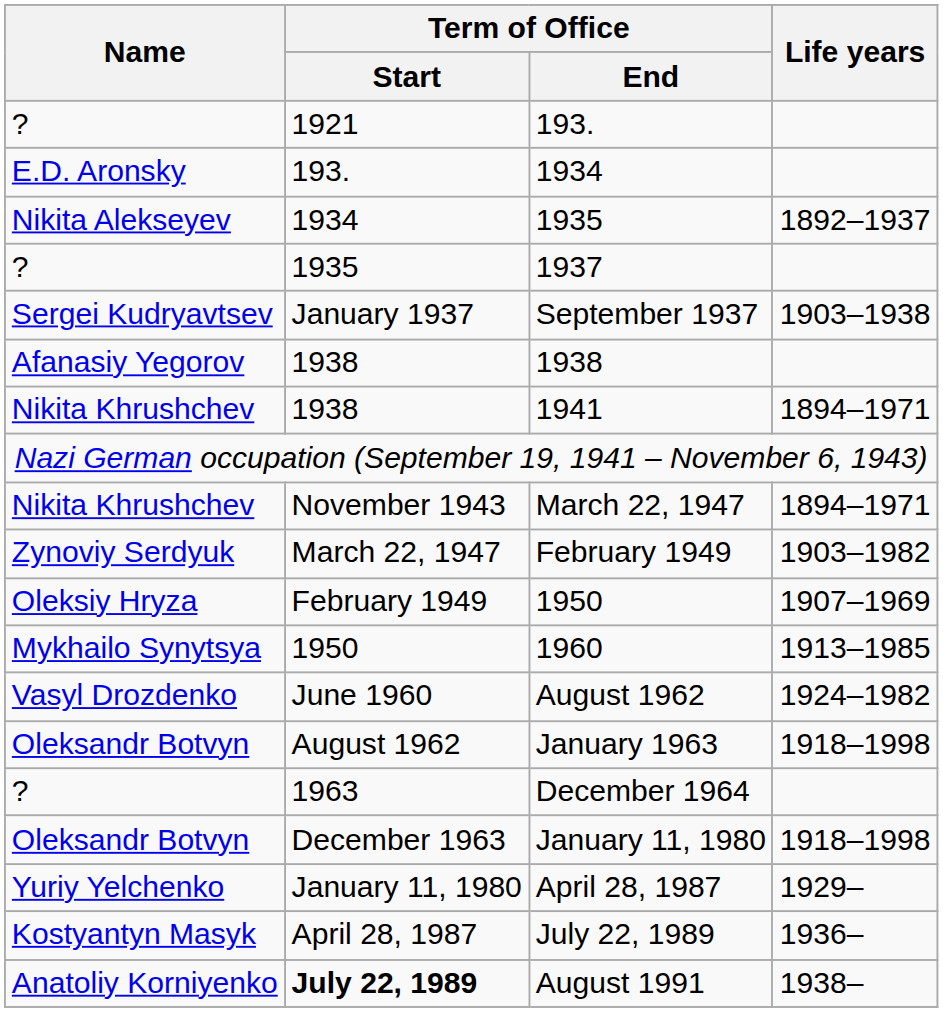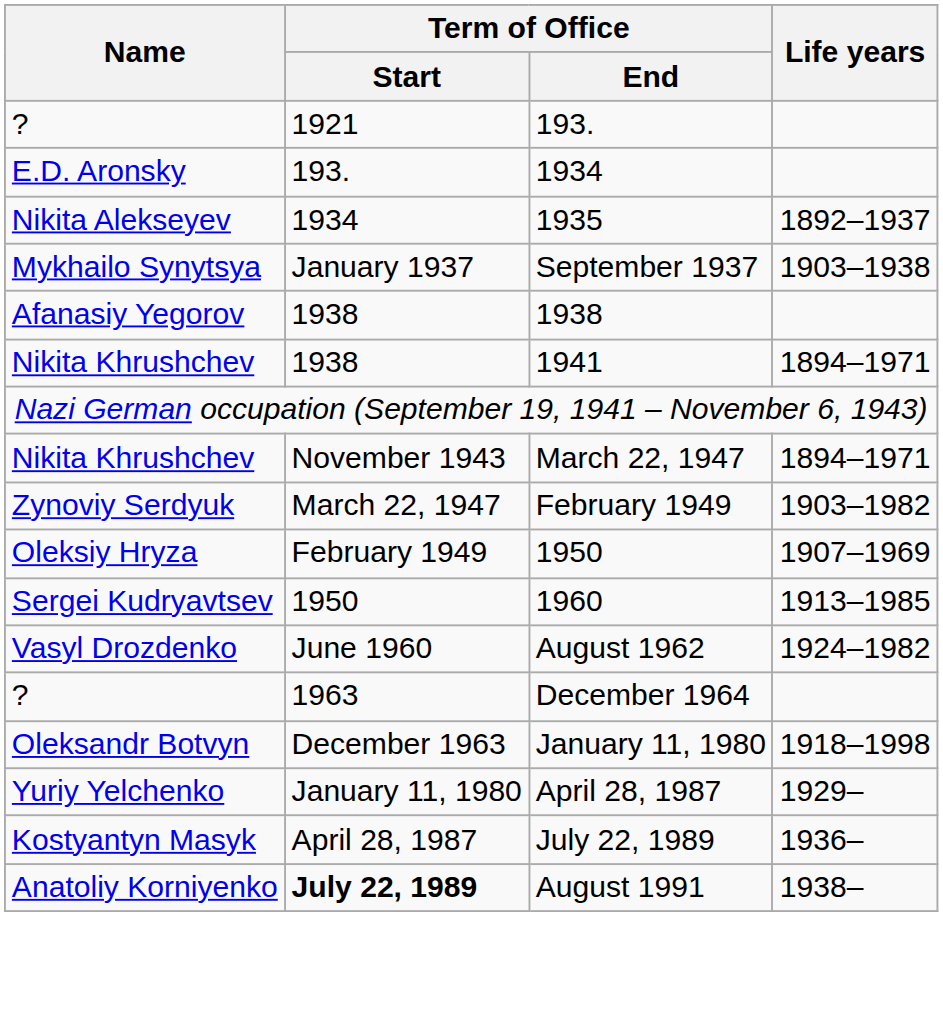- row: (569, 266)
(142, 314) Sergei Kudryavtsev -> (136, 266) Mykhailo Synytsya
(136, 648) Mykhailo Synytsya -> (142, 600) Sergei Kudryavtsev
- row: (627, 743)
